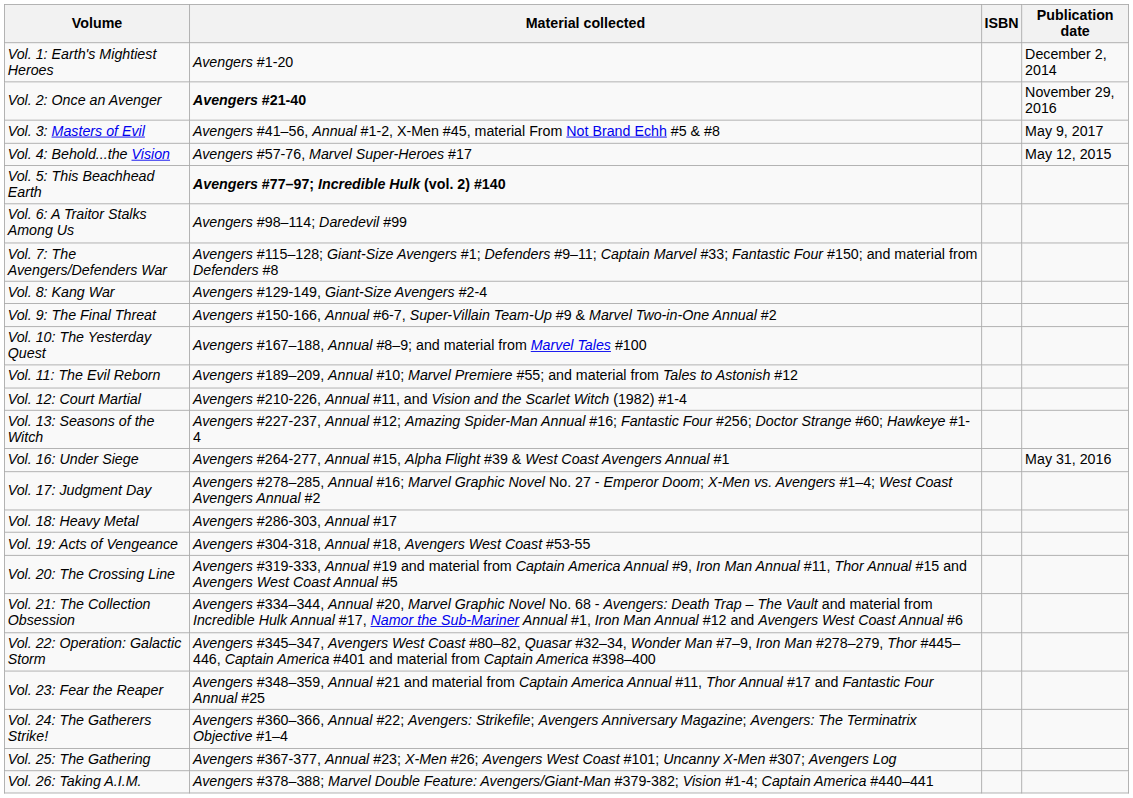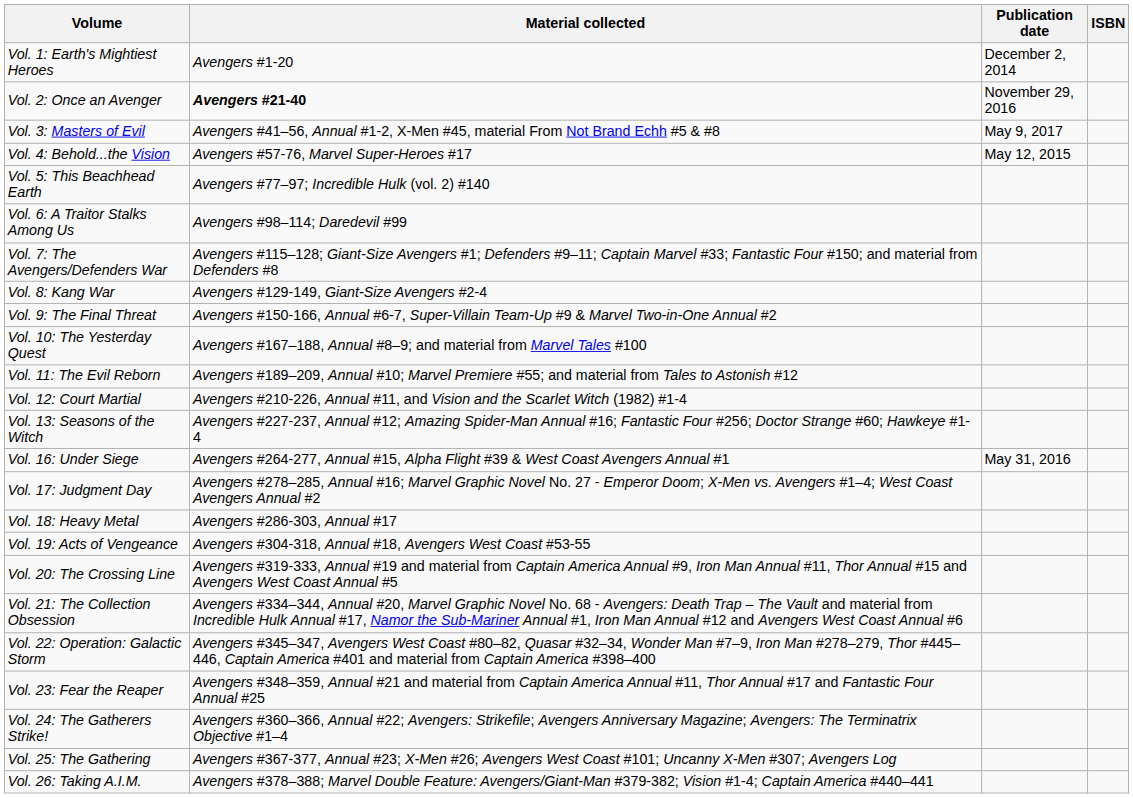columns swapped: (1075, 23) <-> (1002, 23)
(349, 184) bold -> (341, 184) normal
